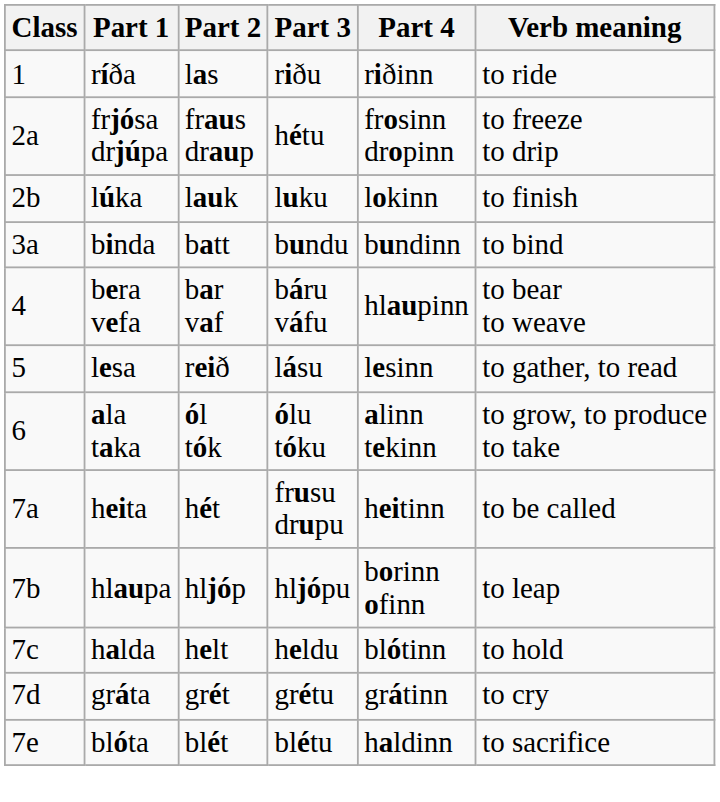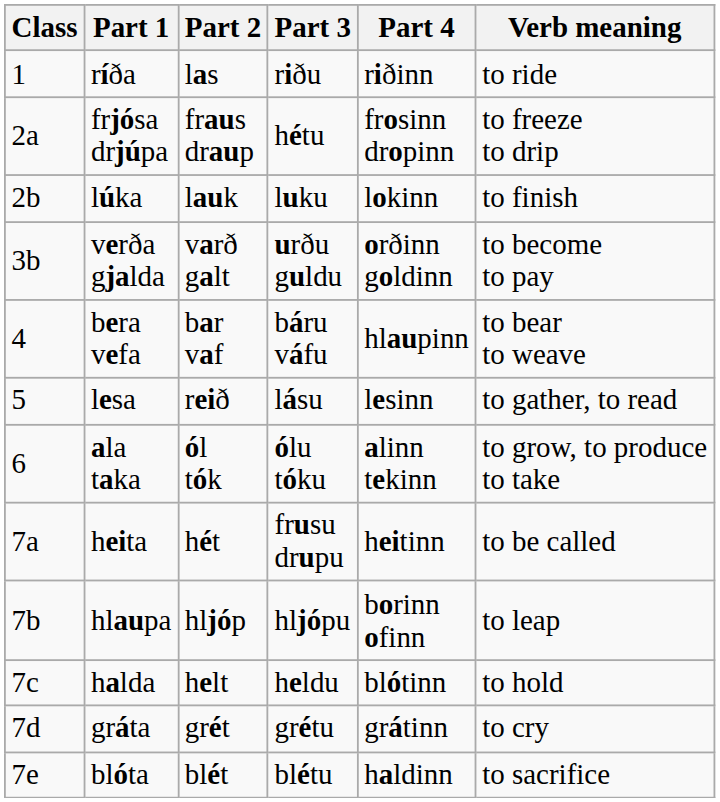- row: (123, 243)
+ row: (128, 260)
